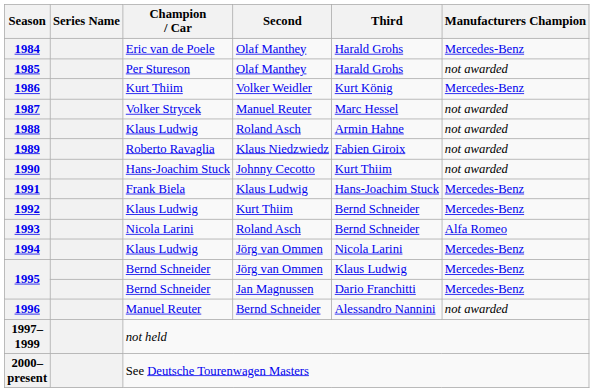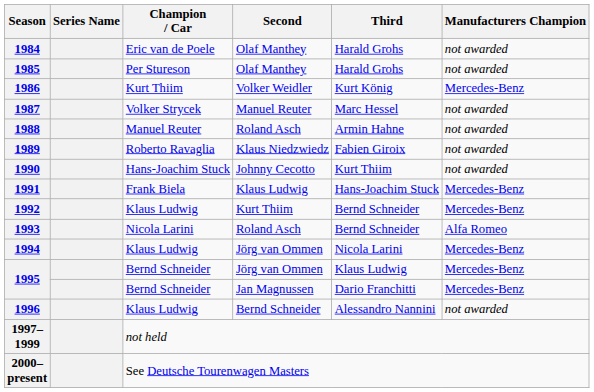(484, 48) Mercedes-Benz -> (476, 48) not awarded
(162, 128) Klaus Ludwig -> (164, 128) Manuel Reuter
(164, 309) Manuel Reuter -> (162, 309) Klaus Ludwig
